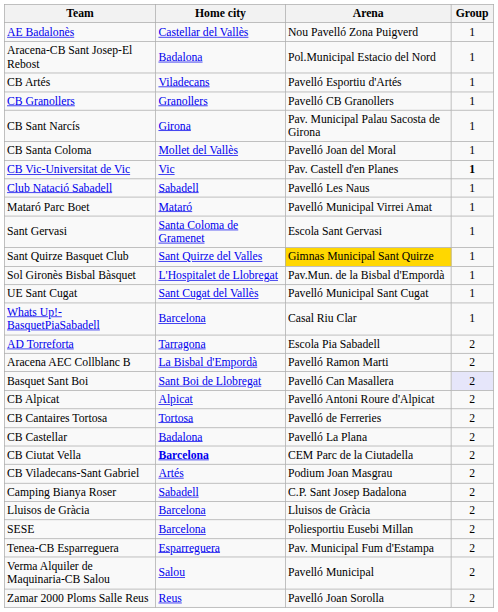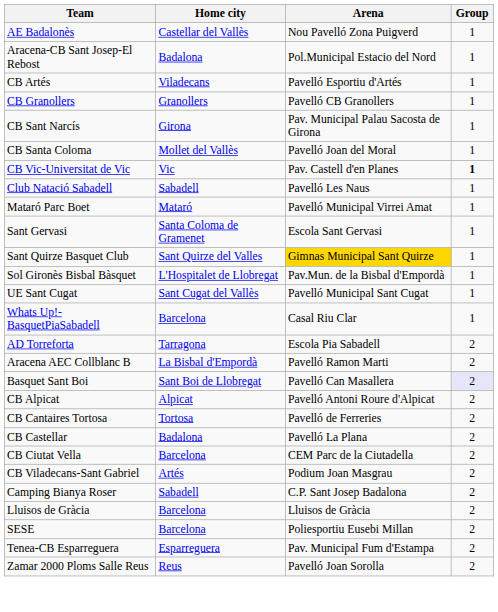(184, 455) bold -> (182, 455) normal
- row: (58, 573)
